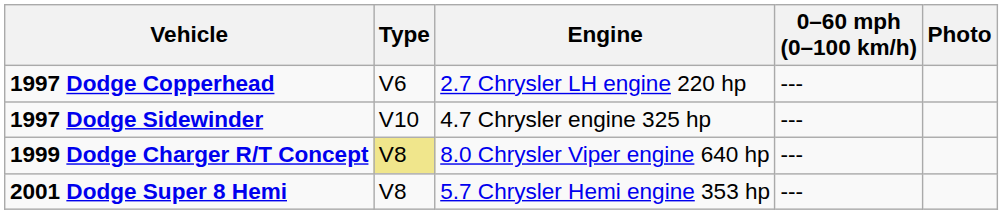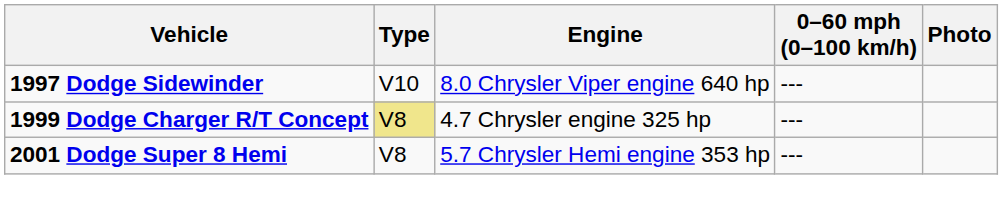- row: (142, 83)
(576, 119) 4.7 Chrysler engine 325 hp -> (605, 83) 8.0 Chrysler Viper engine 640 hp
(605, 155) 8.0 Chrysler Viper engine 640 hp -> (576, 119) 4.7 Chrysler engine 325 hp
